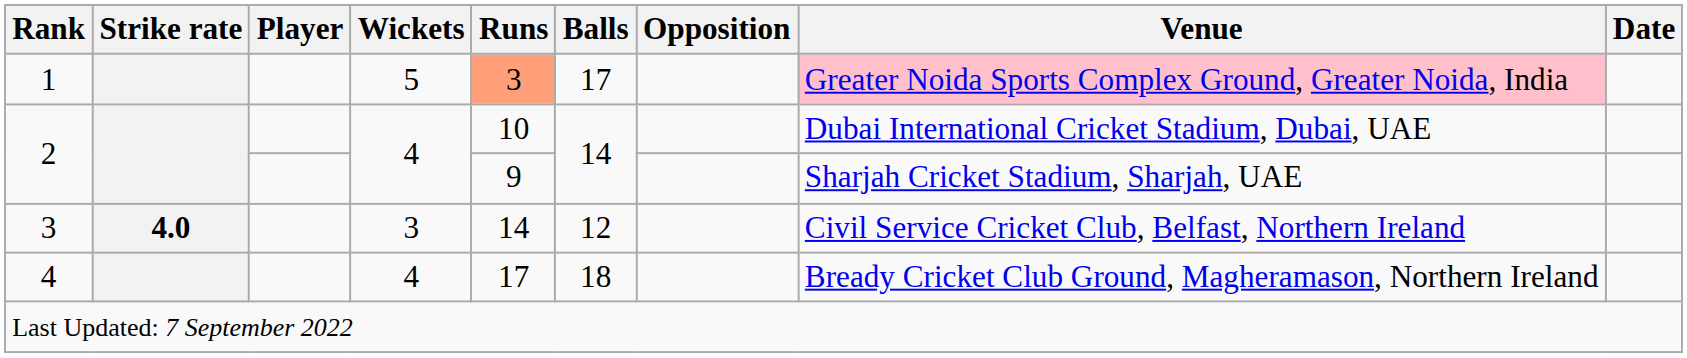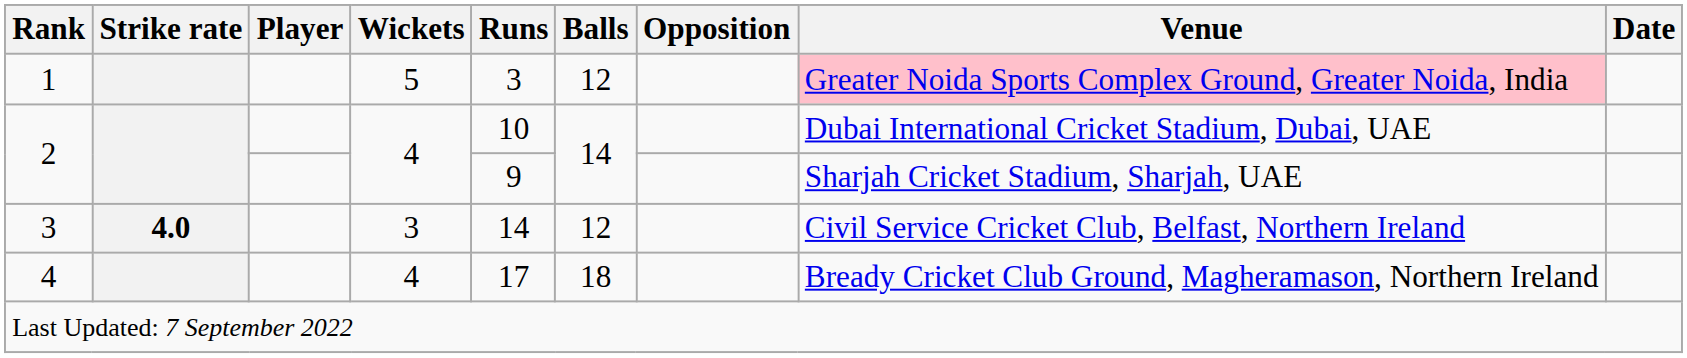(514, 78) lightsalmon background -> (514, 78) no background
(596, 78) 17 -> (596, 78) 12
